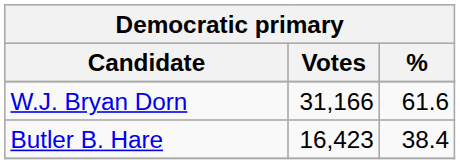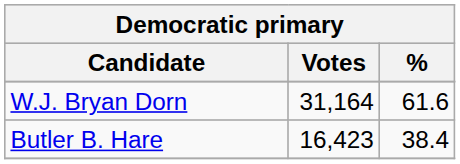(337, 101) 31,166 -> (337, 101) 31,164
